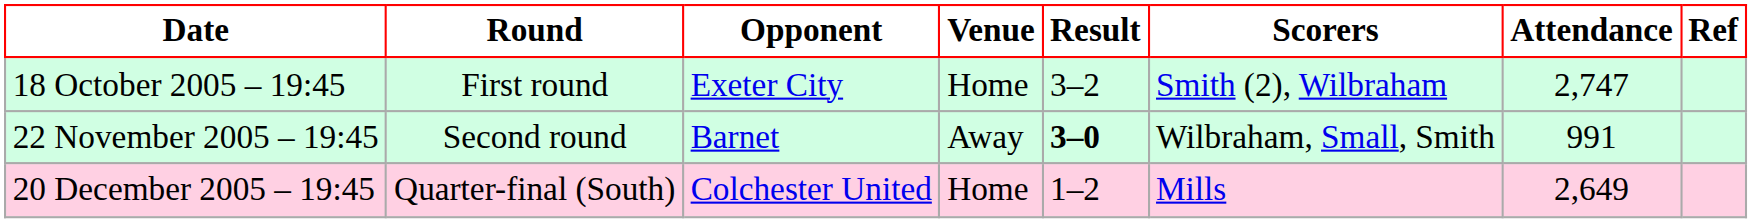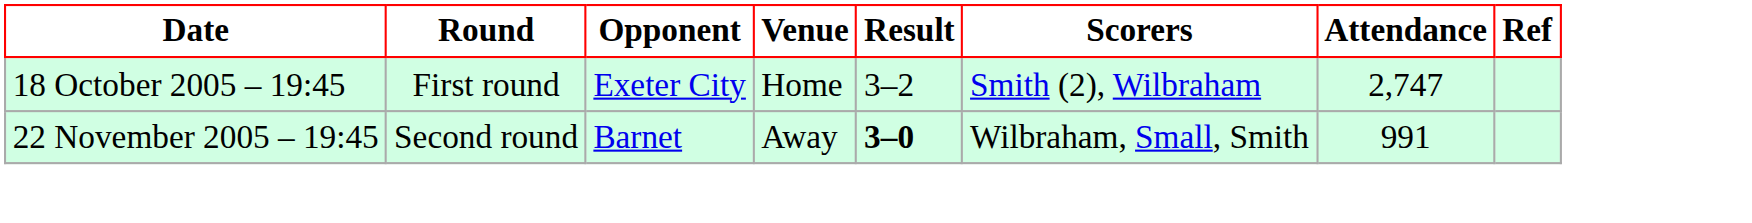- row: (194, 189)
